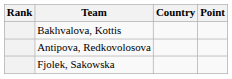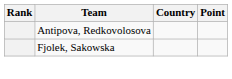- row: (79, 30)
